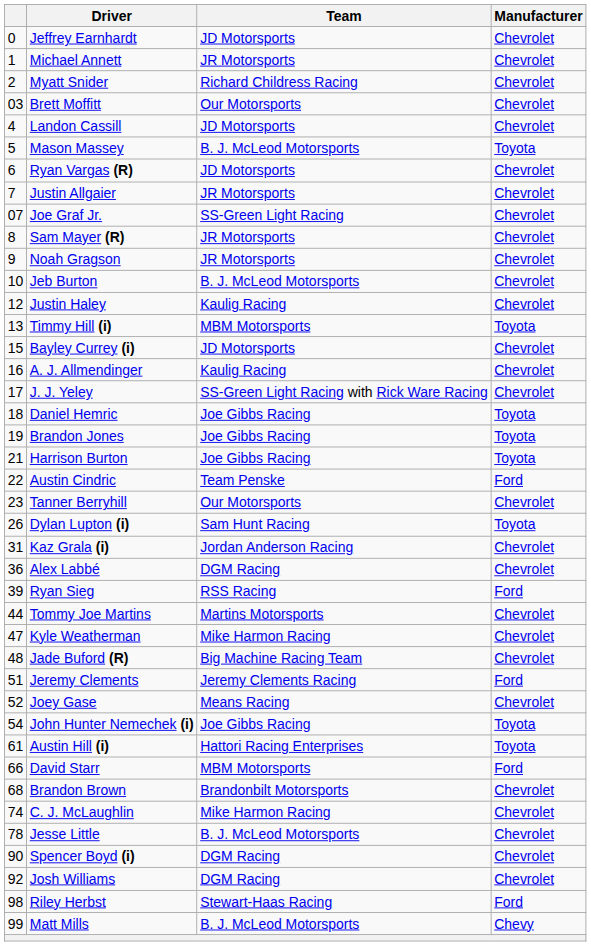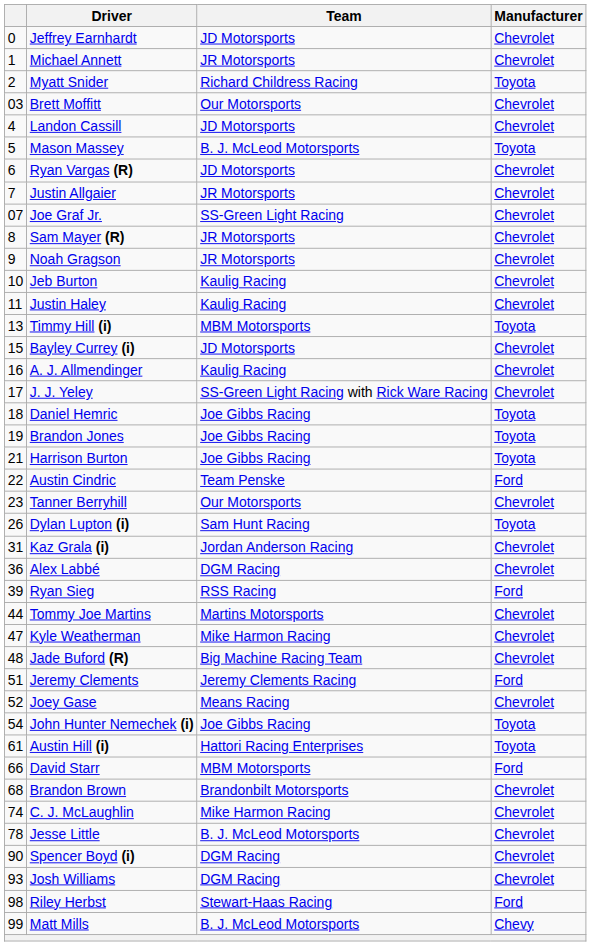(524, 82) Chevrolet -> (515, 82) Toyota
(280, 281) B. J. McLeod Motorsports -> (243, 281) Kaulig Racing
(15, 304) 12 -> (15, 304) 11
(15, 879) 92 -> (15, 879) 93
